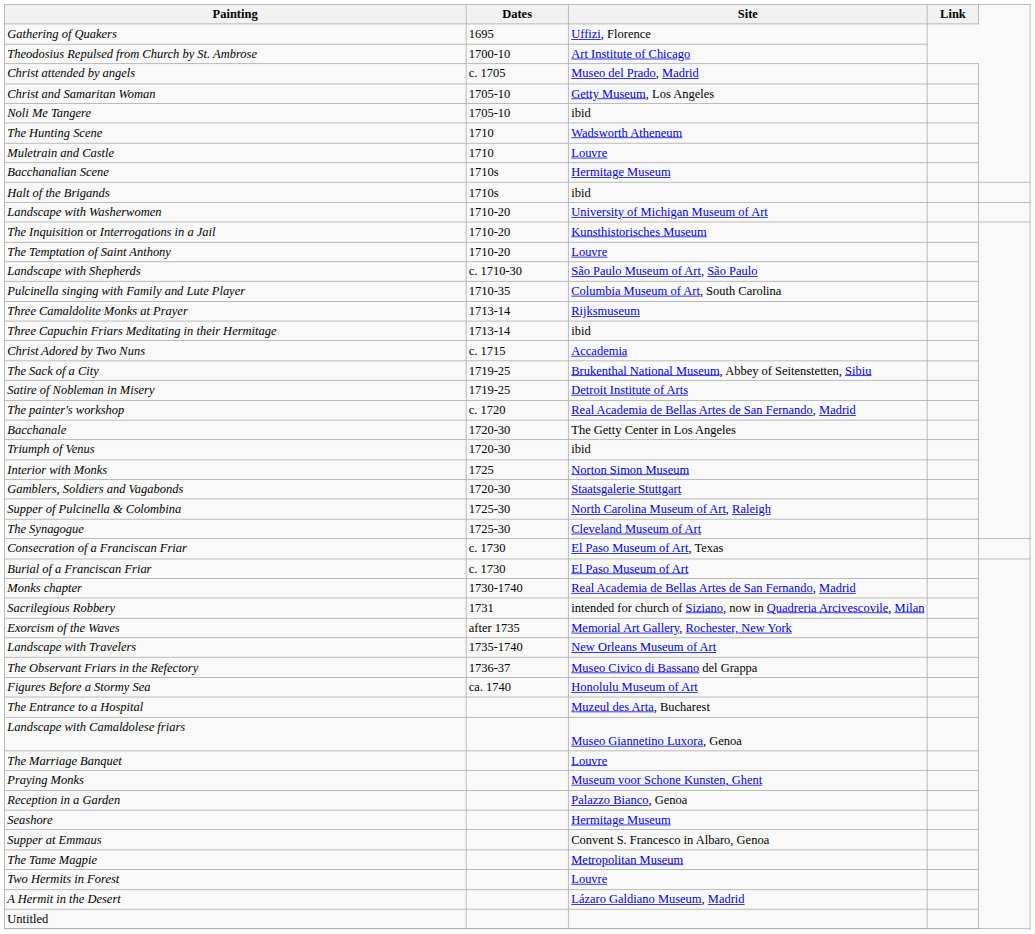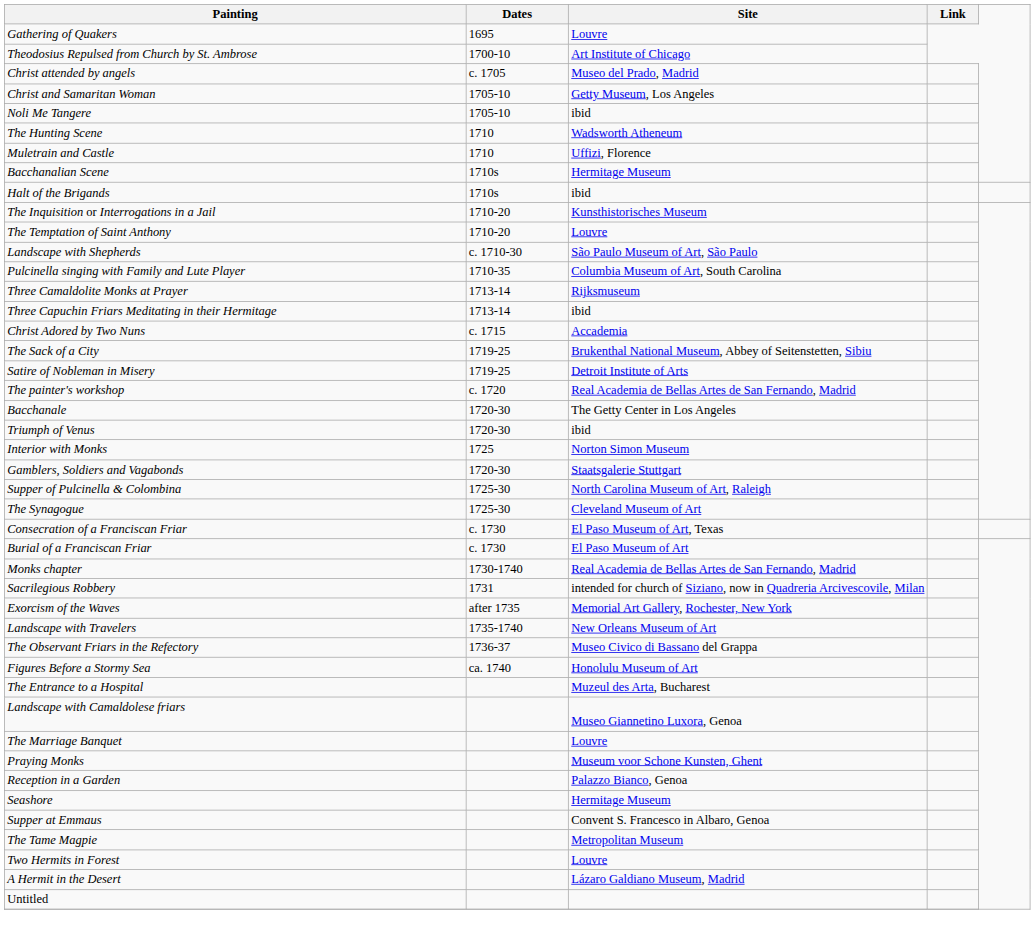(611, 34) Uffizi, Florence -> (589, 34) Louvre
(589, 152) Louvre -> (611, 152) Uffizi, Florence
- row: (84, 212)
